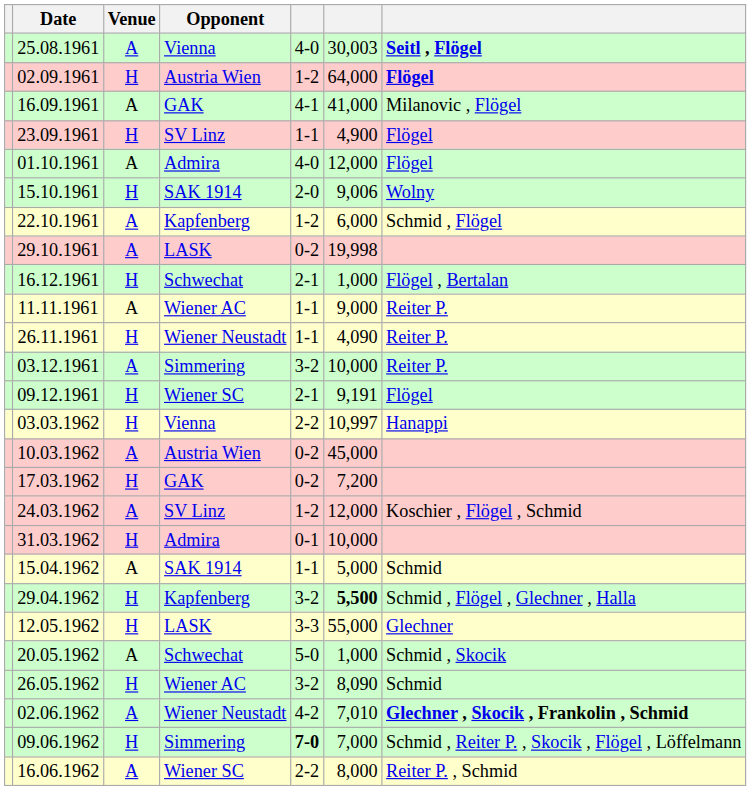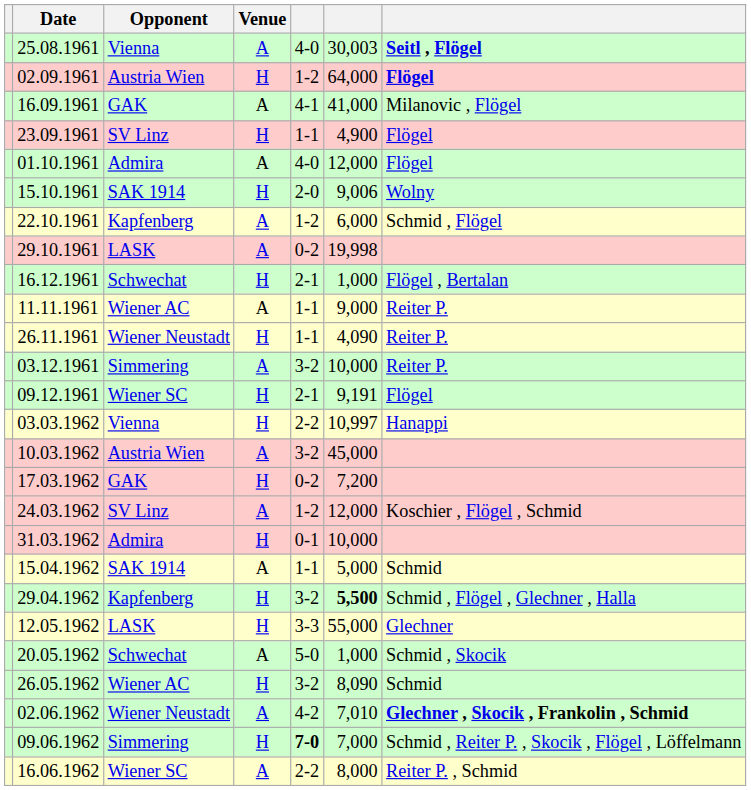columns swapped: (132, 18) <-> (225, 18)
(307, 452) 0-2 -> (307, 452) 3-2
